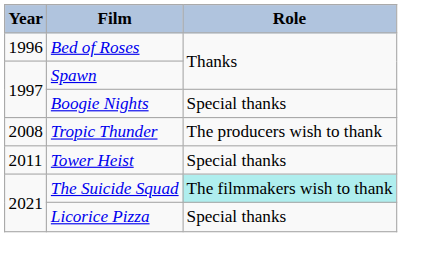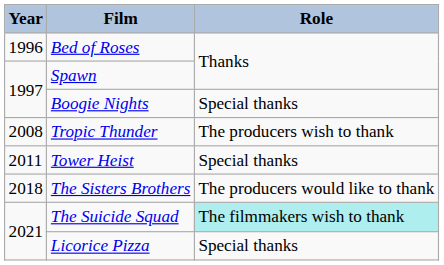+ row: (121, 188)
